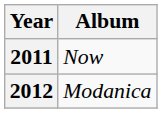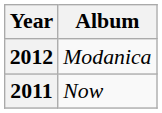rows swapped: (31, 56) <-> (31, 90)
